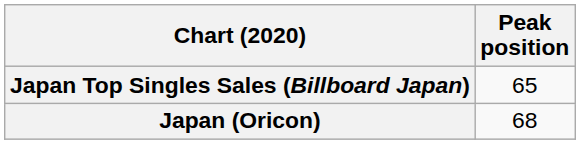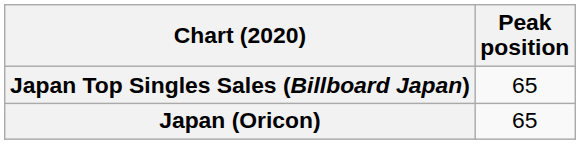(525, 120) 68 -> (525, 120) 65
